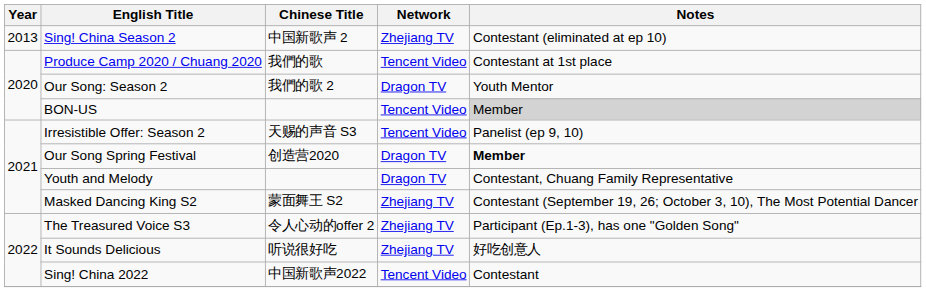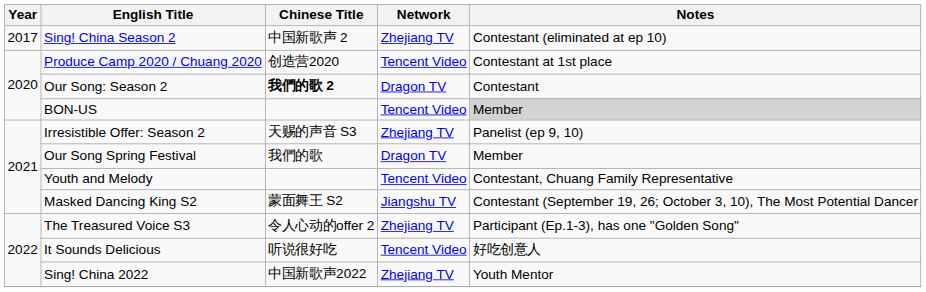(23, 38) 2013 -> (23, 38) 2017
(295, 61) 我們的歌 -> (304, 61) 创造营2020
(301, 85) normal -> (301, 85) bold
(513, 86) Youth Mentor -> (506, 86) Contestant
(424, 132) Tencent Video -> (417, 132) Zhejiang TV
(304, 155) 创造营2020 -> (295, 155) 我們的歌
(499, 156) bold -> (498, 156) normal
(413, 179) Dragon TV -> (424, 179) Tencent Video
(417, 201) Zhejiang TV -> (418, 201) Jiangshu TV
(417, 250) Zhejiang TV -> (424, 250) Tencent Video
(424, 274) Tencent Video -> (417, 274) Zhejiang TV
(506, 274) Contestant -> (513, 274) Youth Mentor
